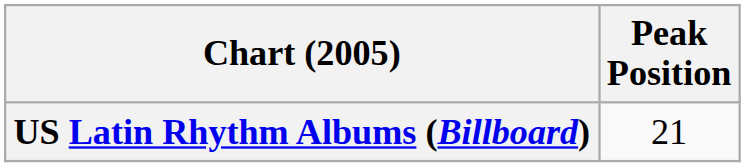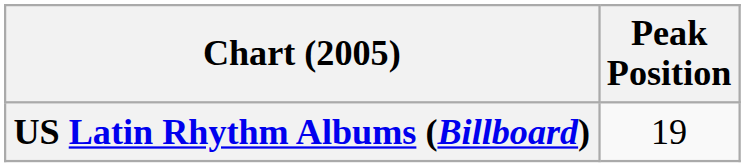(669, 131) 21 -> (669, 131) 19
